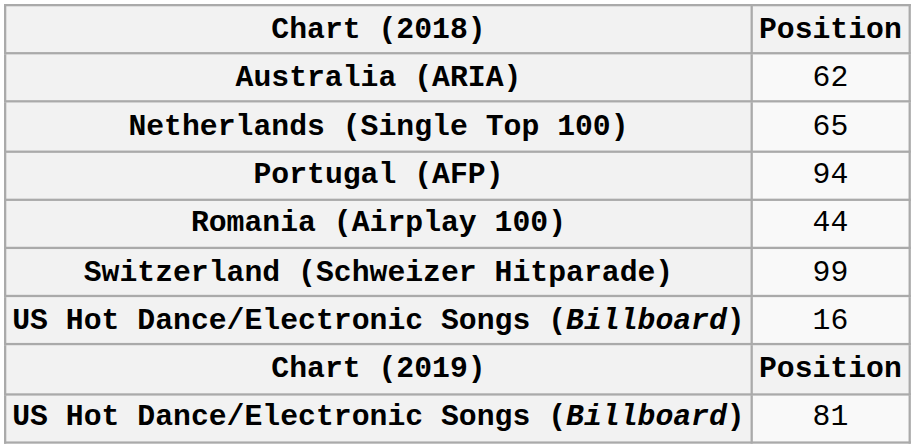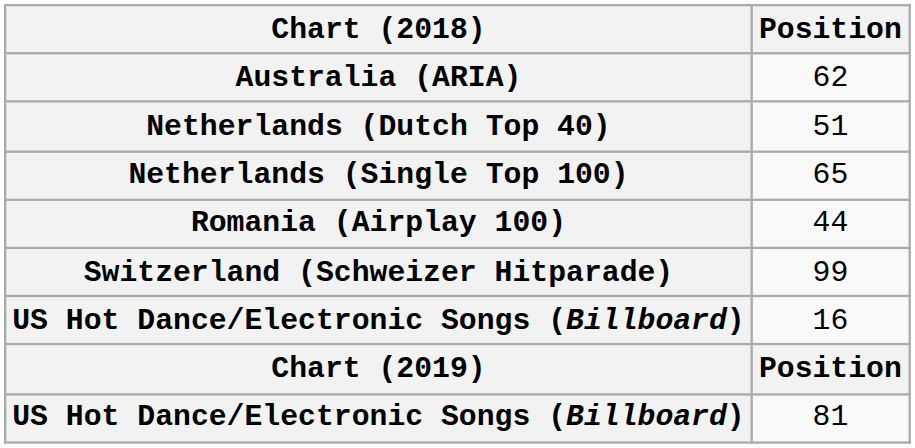+ row: (830, 126)
- row: (830, 175)
